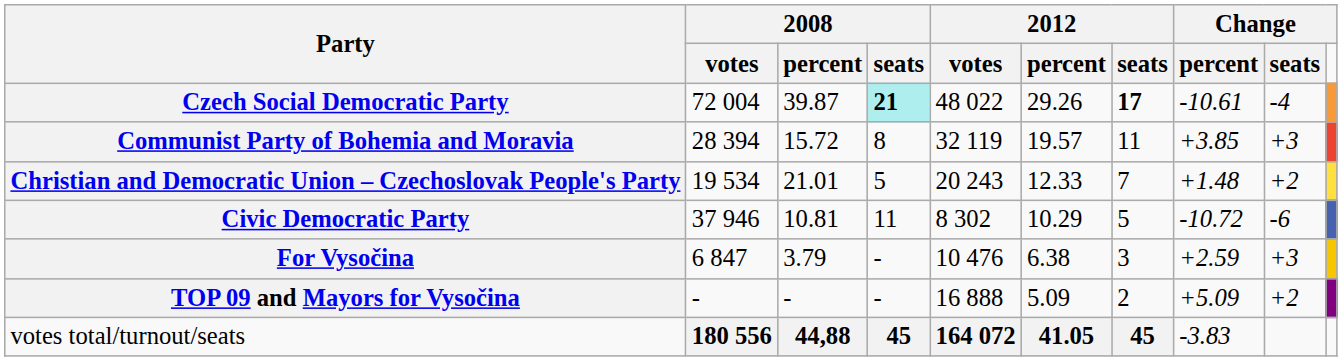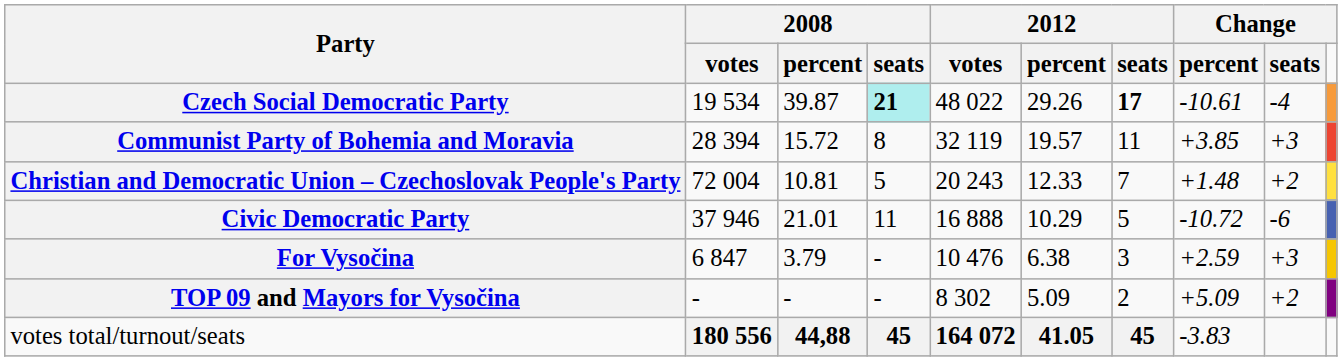(726, 102) 72 004 -> (726, 102) 19 534
(726, 180) 19 534 -> (726, 180) 72 004
(811, 180) 21.01 -> (811, 180) 10.81
(811, 219) 10.81 -> (811, 219) 21.01
(963, 219) 8 302 -> (969, 219) 16 888
(969, 297) 16 888 -> (963, 297) 8 302
